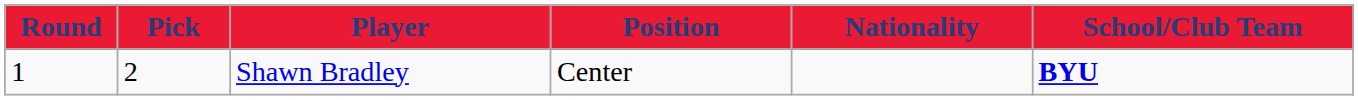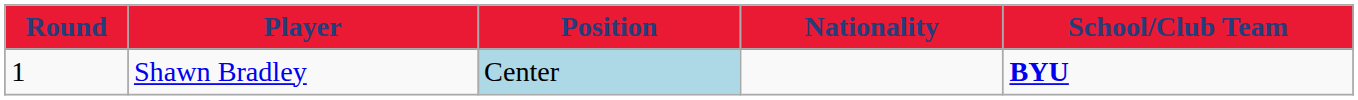- column: (173, 26)
(595, 71) no background -> (522, 71) lightblue background
